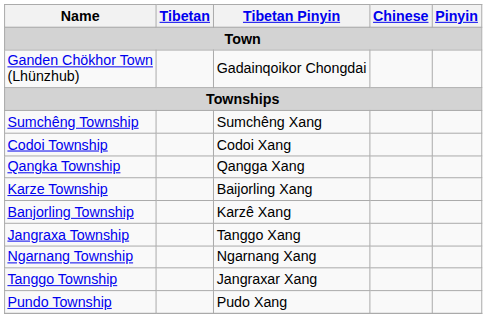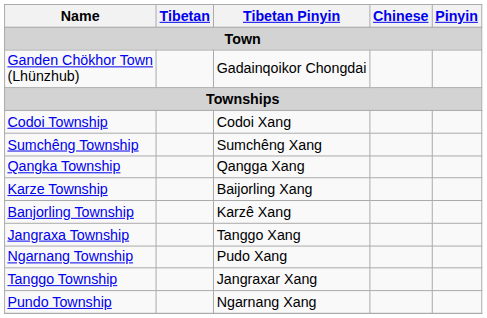rows swapped: (58, 144) <-> (73, 122)
(267, 257) Ngarnang Xang -> (252, 257) Pudo Xang
(252, 302) Pudo Xang -> (267, 302) Ngarnang Xang
